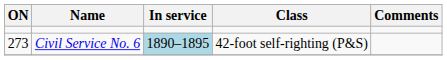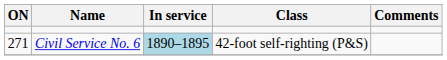(18, 44) 273 -> (18, 44) 271
